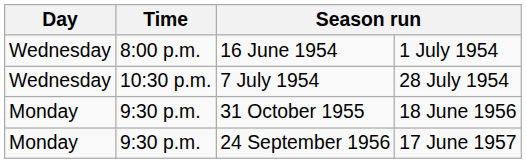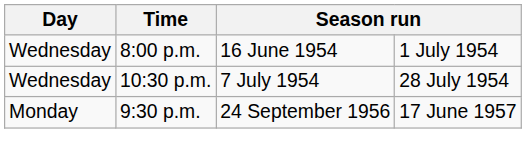- row: (292, 111)
